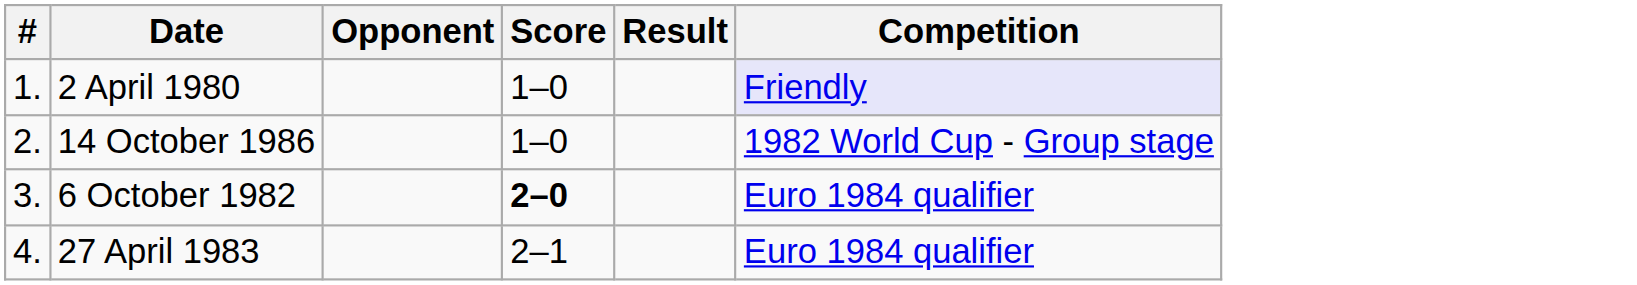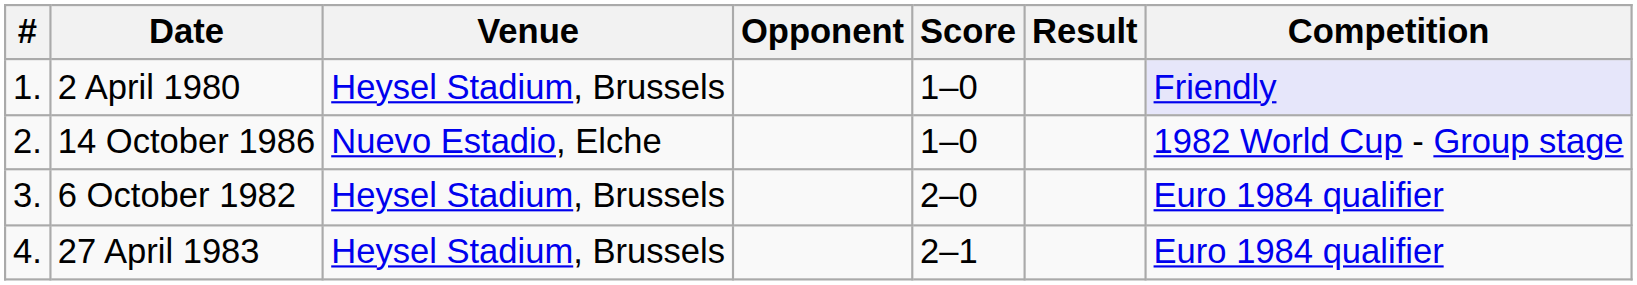+ column: (528, 31)
(539, 196) bold -> (949, 196) normal
